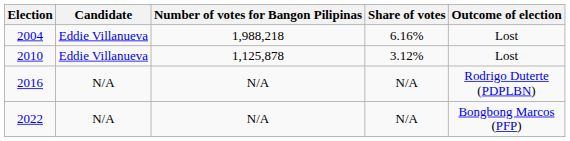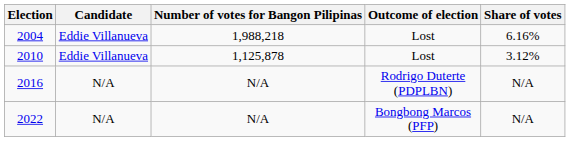columns swapped: (407, 14) <-> (507, 14)
